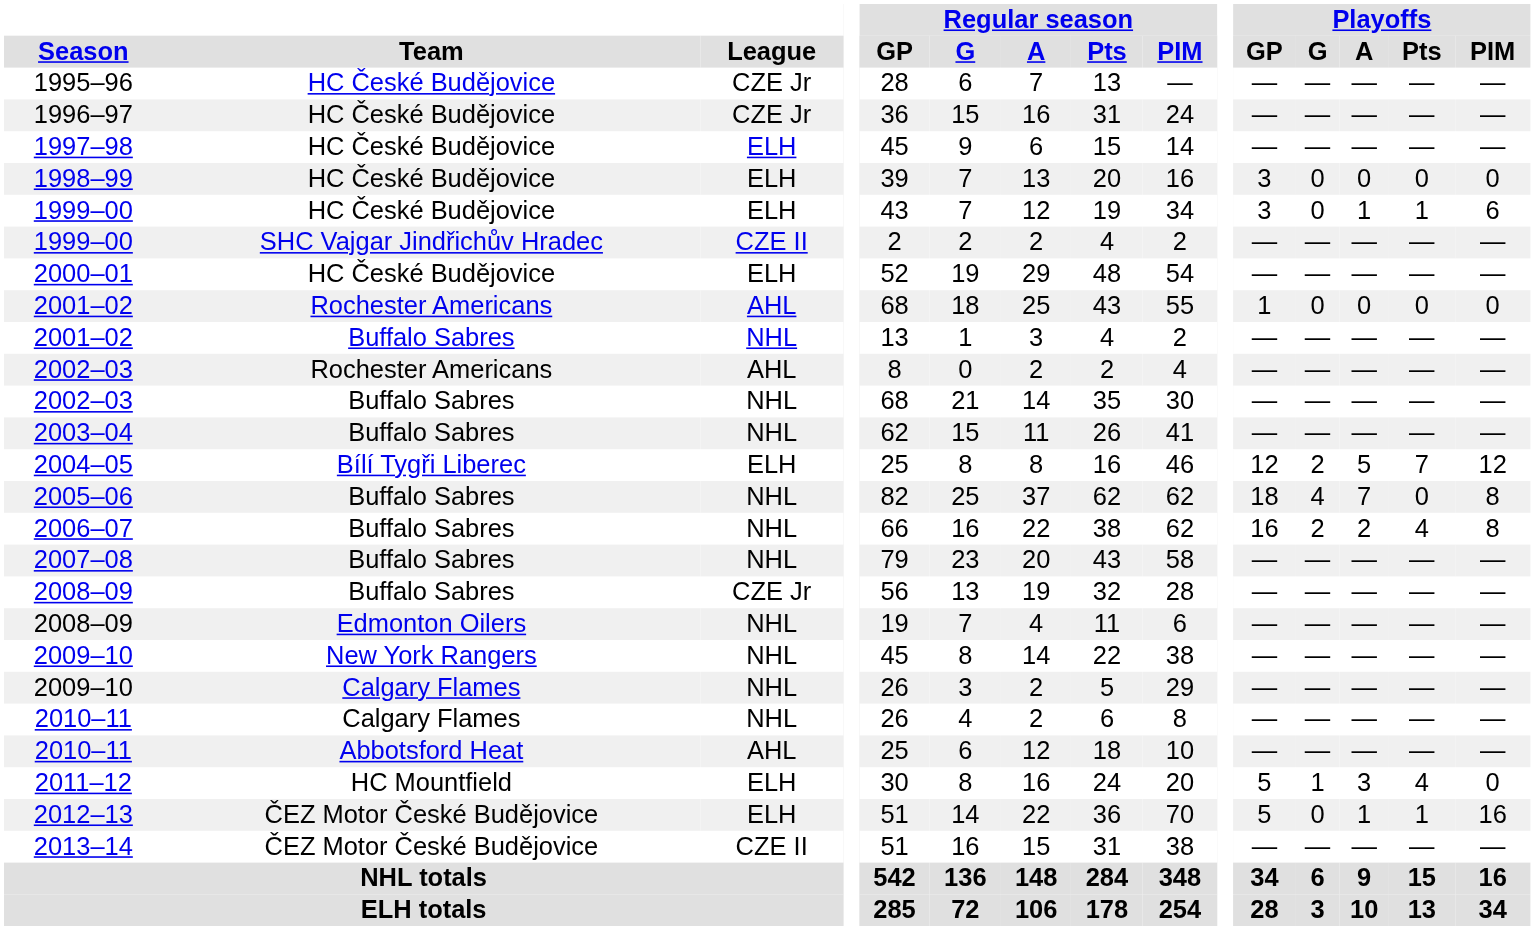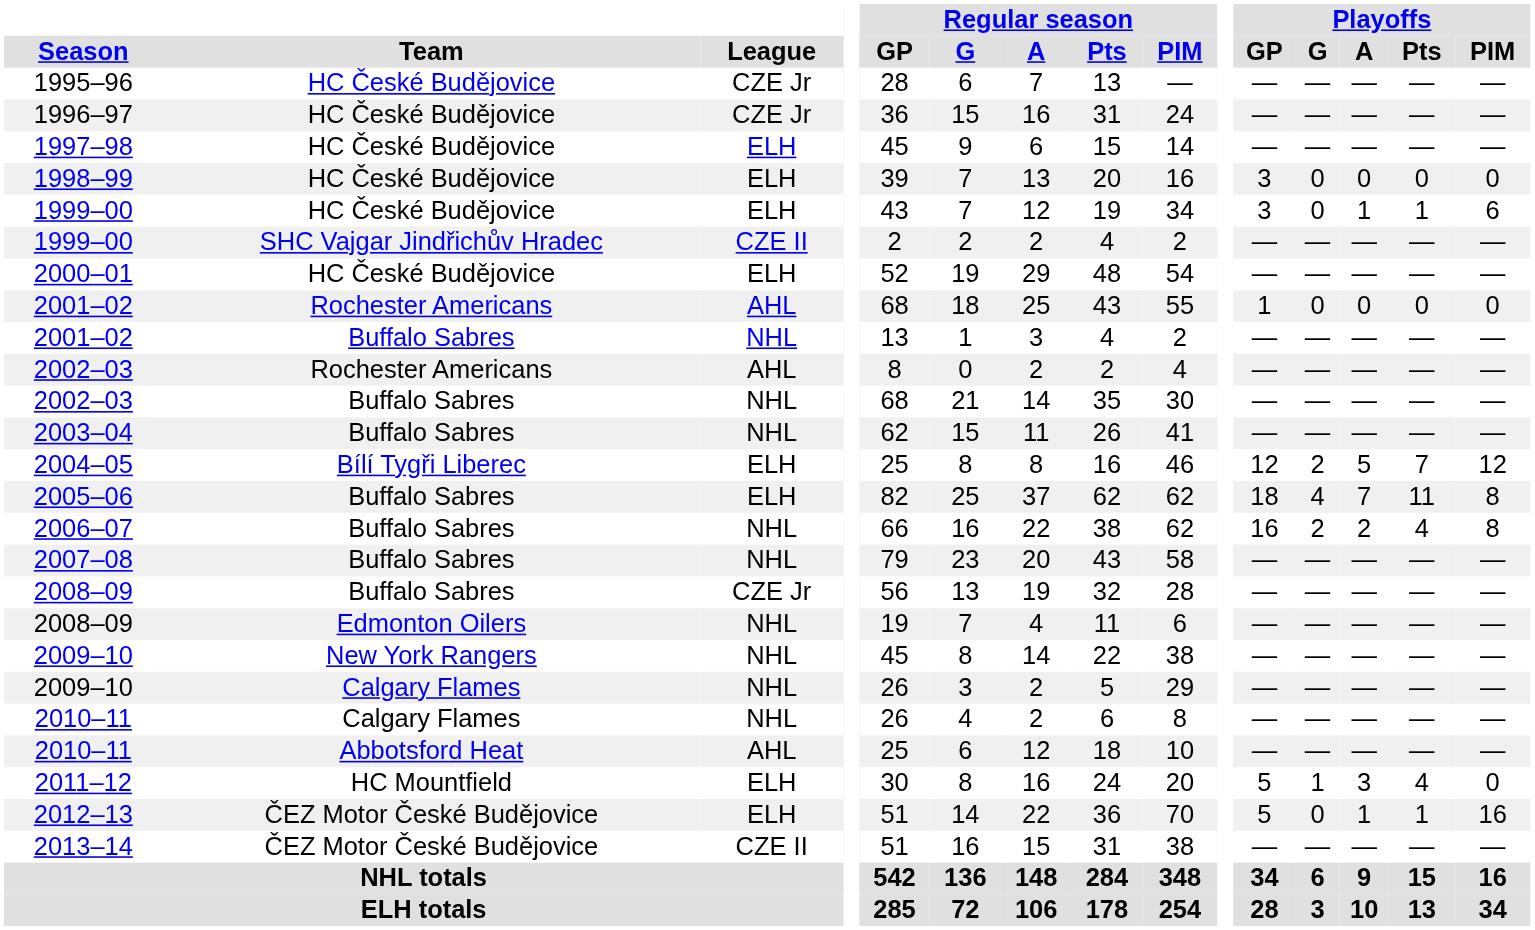(772, 496) NHL -> (772, 496) ELH
(1422, 496) 0 -> (1422, 496) 11
